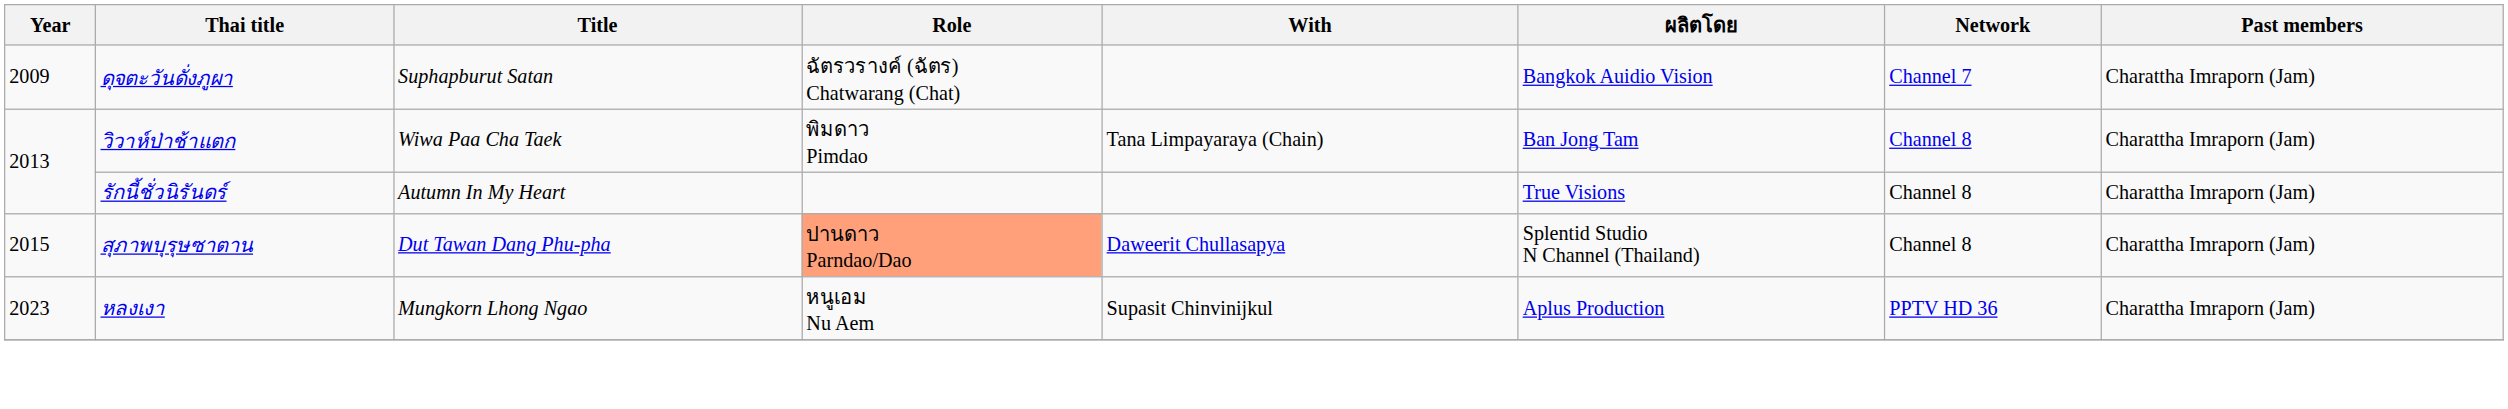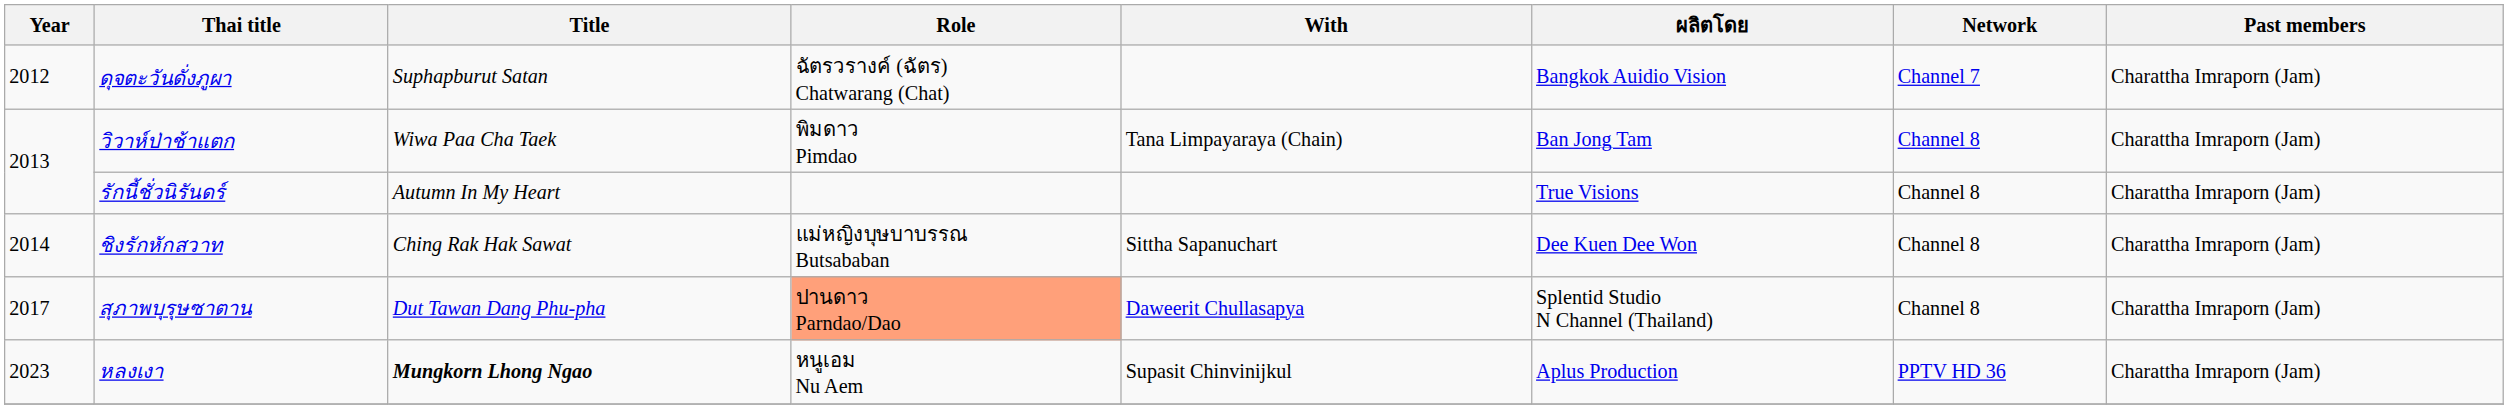(29, 77) 2009 -> (29, 77) 2012
+ row: (161, 245)
(29, 244) 2015 -> (29, 308) 2017
(493, 308) normal -> (493, 371) bold
